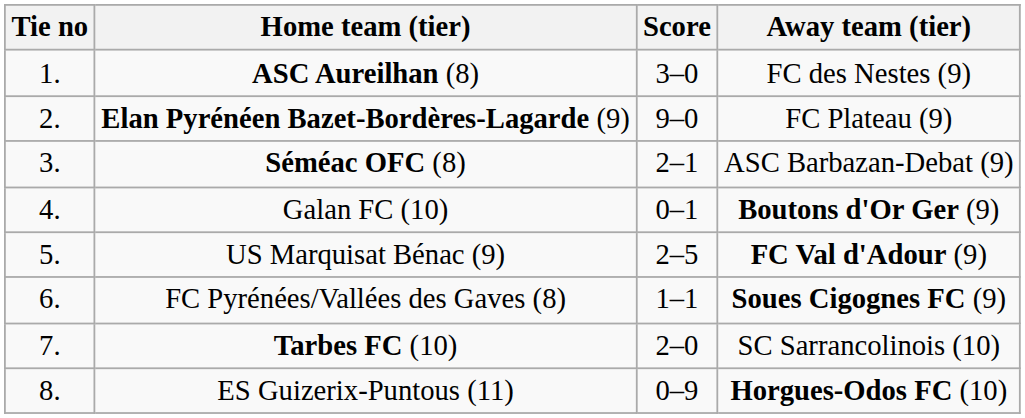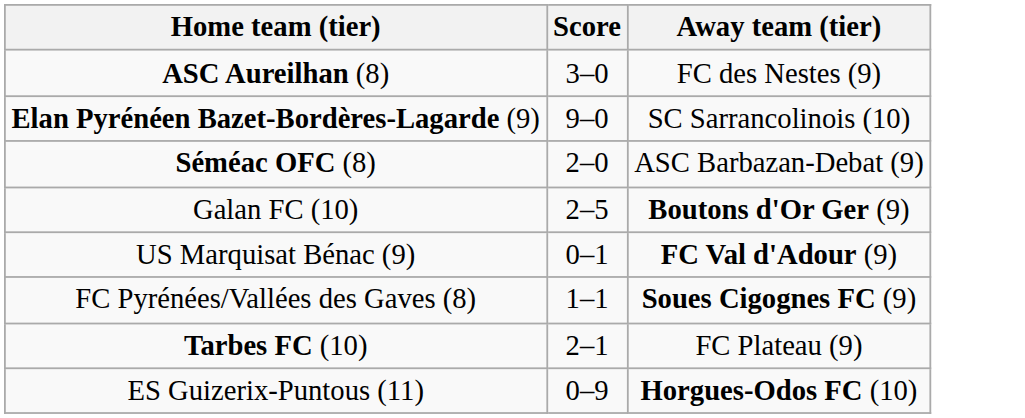- column: (50, 27)
(869, 118) FC Plateau (9) -> (779, 118) SC Sarrancolinois (10)
(677, 163) 2–1 -> (587, 163) 2–0
(677, 208) 0–1 -> (587, 208) 2–5
(677, 254) 2–5 -> (587, 254) 0–1
(677, 345) 2–0 -> (587, 345) 2–1
(869, 345) SC Sarrancolinois (10) -> (779, 345) FC Plateau (9)
